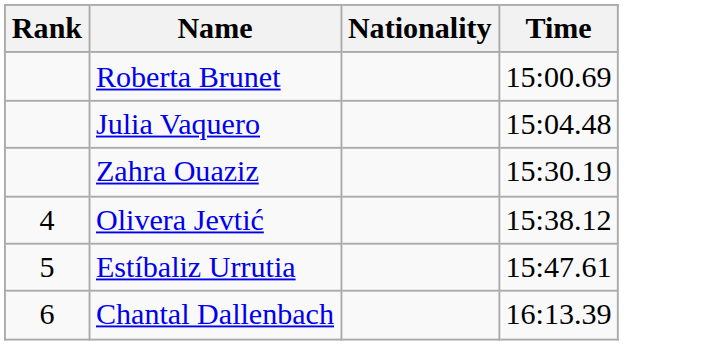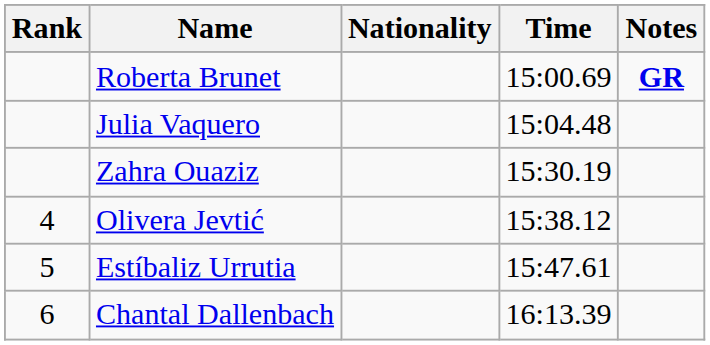+ column: (661, 28)
